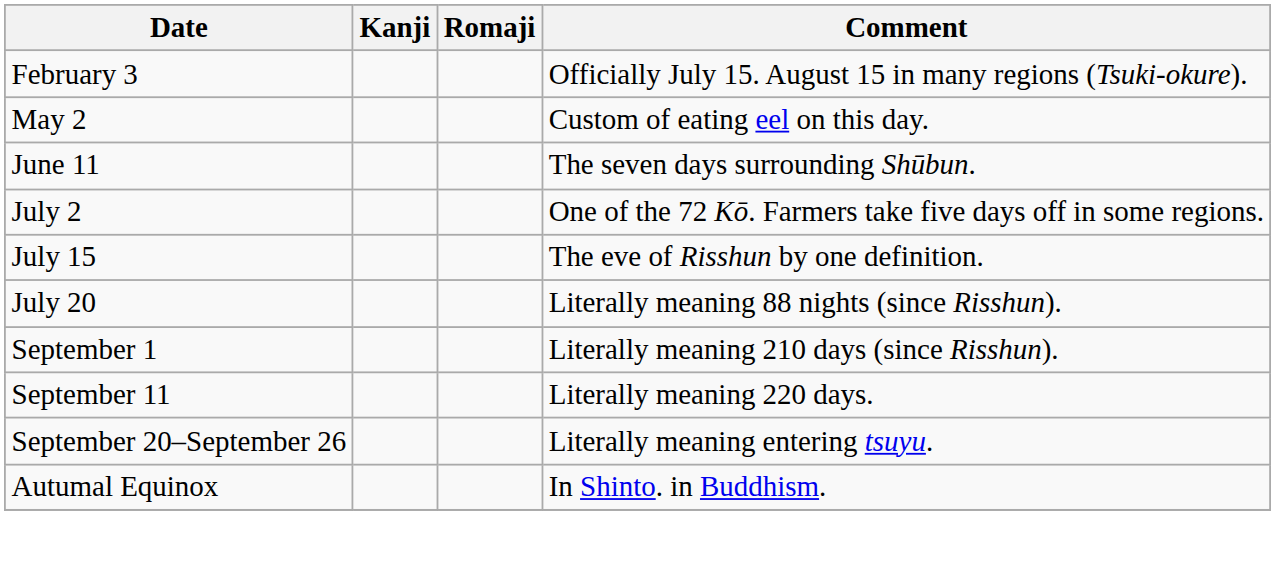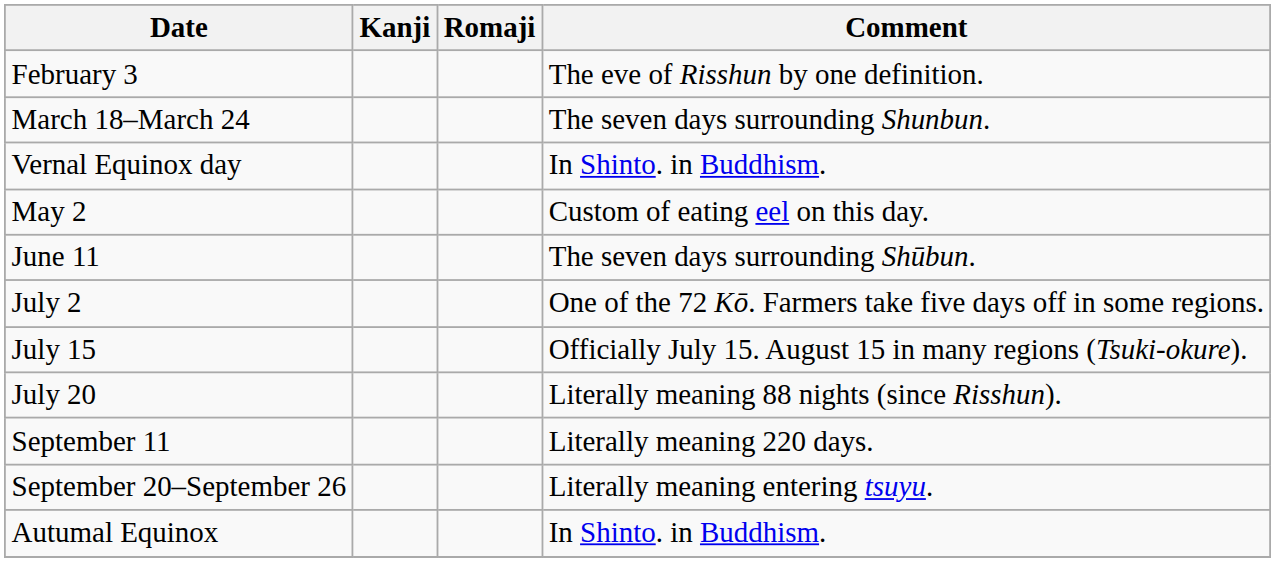(898, 73) Officially July 15. August 15 in many regions (Tsuki-okure). -> (766, 73) The eve of Risshun by one definition.
+ row: (131, 119)
+ row: (127, 165)
(766, 257) The eve of Risshun by one definition. -> (898, 348) Officially July 15. August 15 in many regions (Tsuki-okure).
- row: (84, 348)
